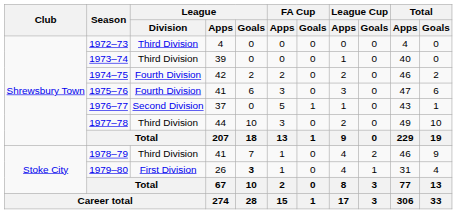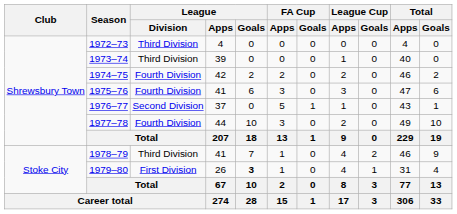(168, 122) Third Division -> (168, 122) Fourth Division
